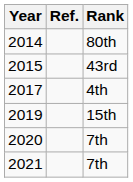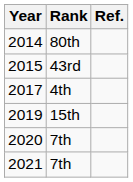columns swapped: (105, 16) <-> (64, 16)
